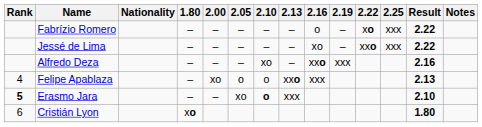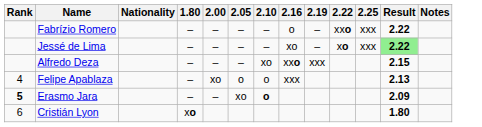- column: (292, 12)
(368, 29) xo -> (343, 29) xxo
(368, 46) xxo -> (343, 46) xo
(425, 46) no background -> (399, 46) lightgreen background
(425, 63) 2.16 -> (399, 63) 2.15
(425, 96) 2.10 -> (399, 96) 2.09
